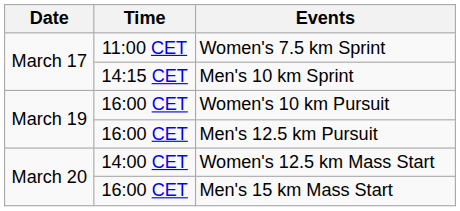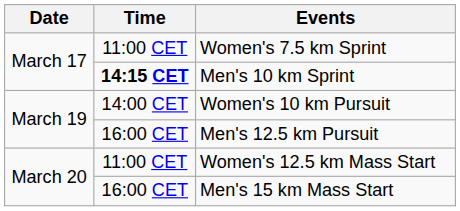(145, 76) normal -> (145, 76) bold
(145, 104) 16:00 CET -> (145, 104) 14:00 CET
(145, 162) 14:00 CET -> (145, 162) 11:00 CET
